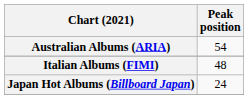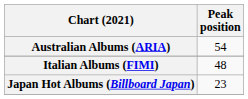(220, 84) 24 -> (220, 84) 23
